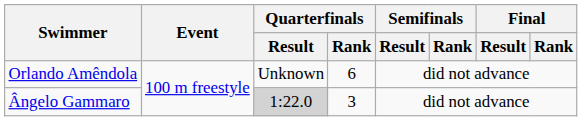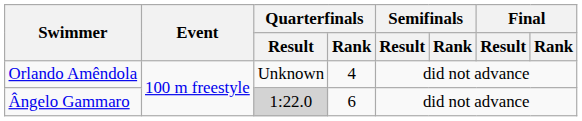(352, 74) 6 -> (352, 74) 4
(352, 102) 3 -> (352, 102) 6
